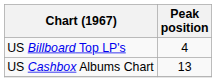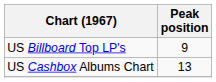(185, 47) 4 -> (185, 47) 9
